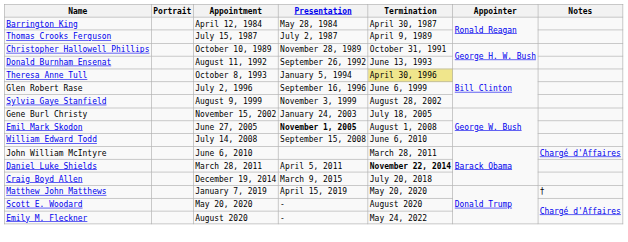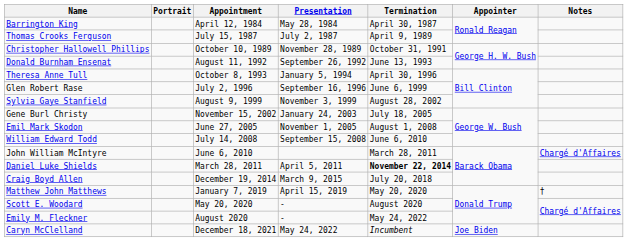(403, 75) khaki background -> (403, 75) no background
(318, 127) bold -> (318, 127) normal
+ row: (44, 230)
